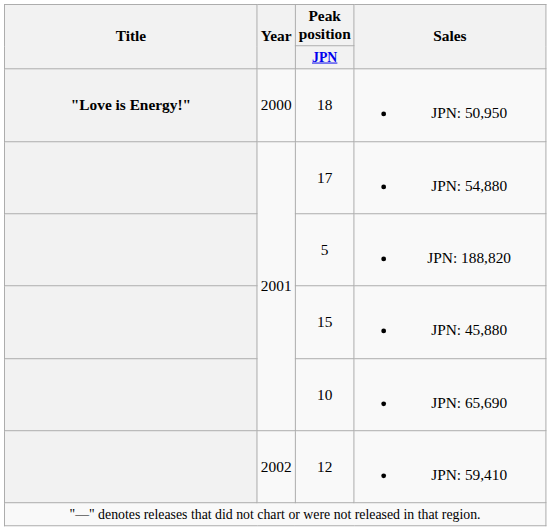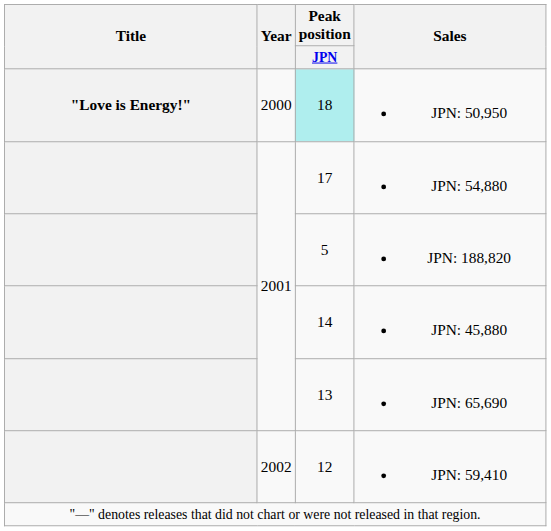(325, 105) no background -> (325, 105) paleturquoise background
(325, 322) 15 -> (325, 322) 14
(325, 394) 10 -> (325, 394) 13
